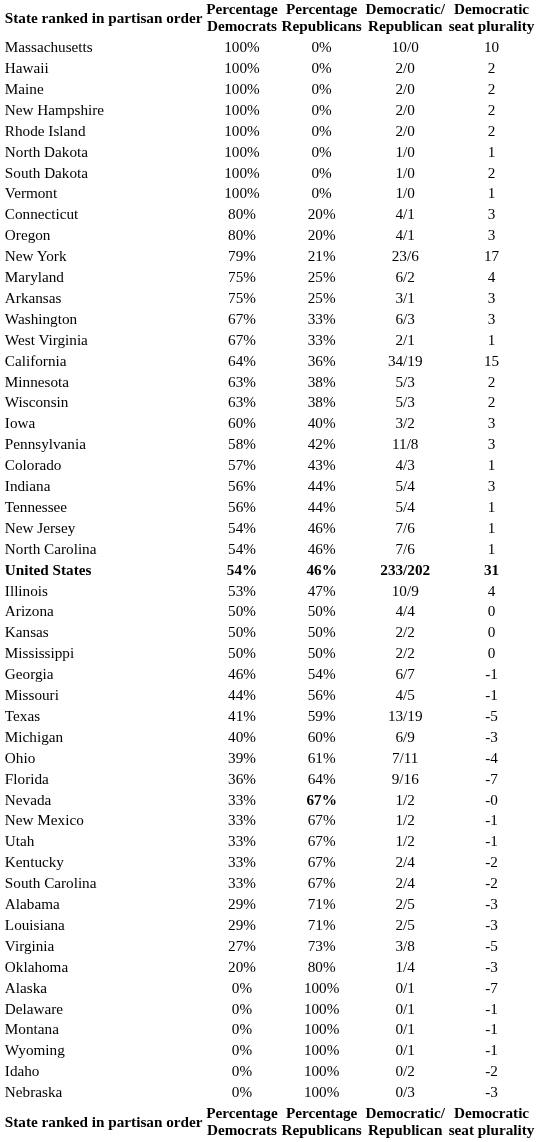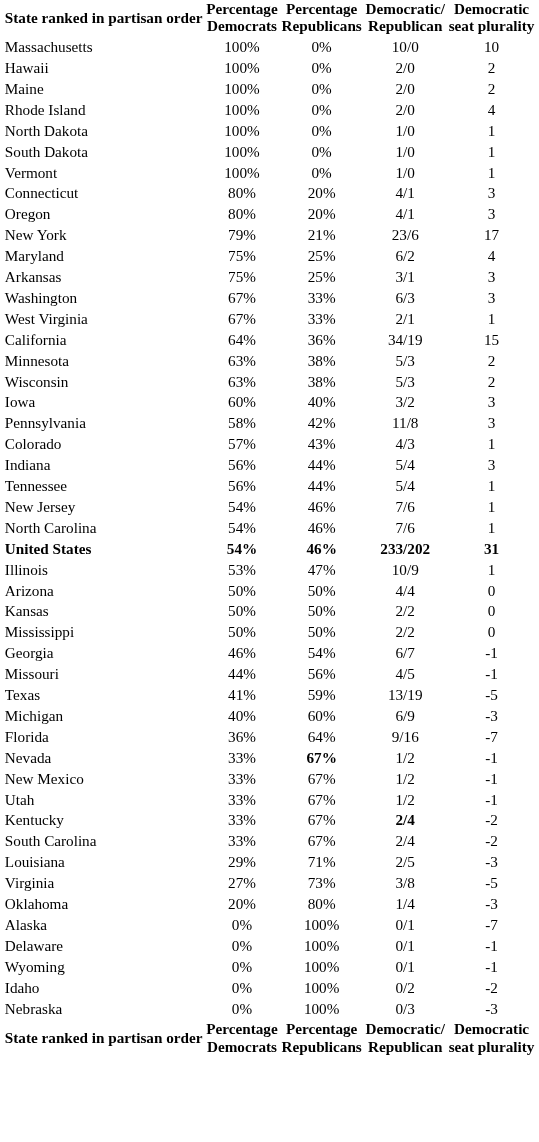- row: (54, 110)
(492, 131) 2 -> (492, 110) 4
(492, 172) 2 -> (492, 151) 1
(492, 590) 4 -> (492, 569) 1
- row: (20, 758)
(492, 799) -0 -> (492, 758) -1
(405, 862) normal -> (405, 820) bold
- row: (32, 904)
- row: (32, 1029)
